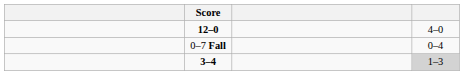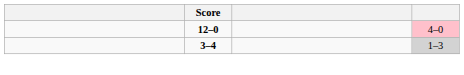(435, 29) no background -> (435, 29) pink background
- row: (208, 45)
